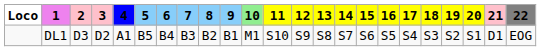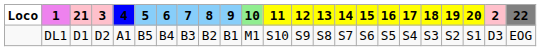columns swapped: (81, 15) <-> (495, 15)
